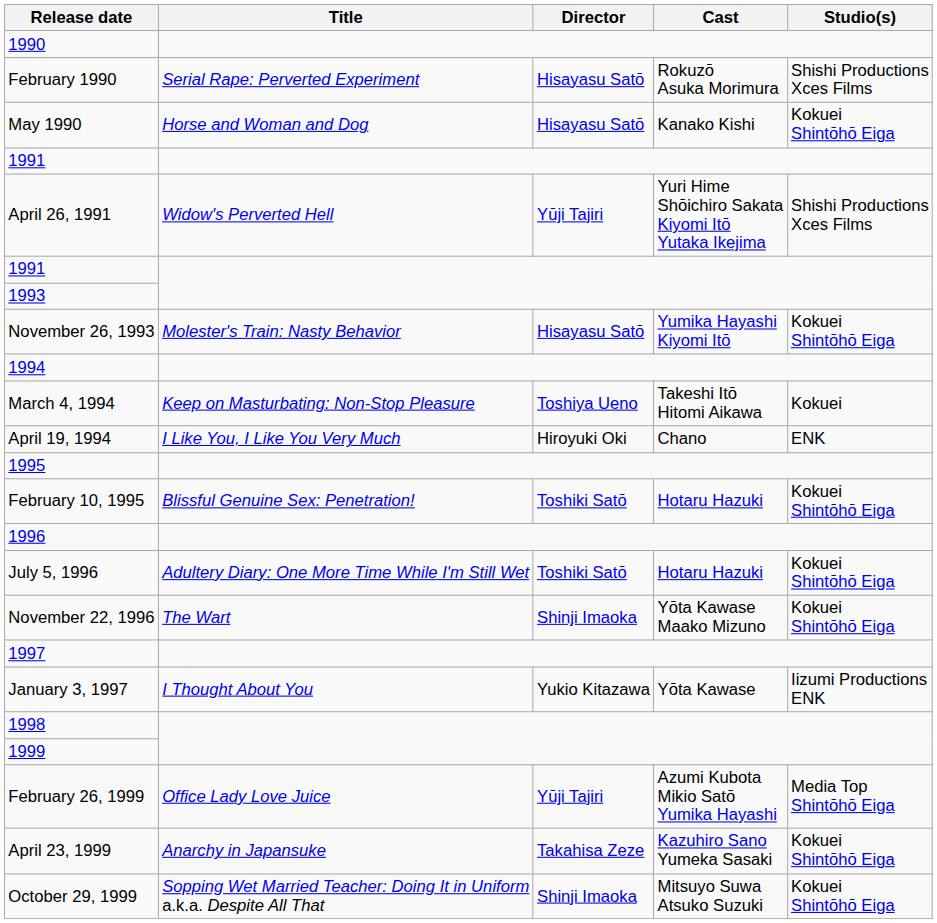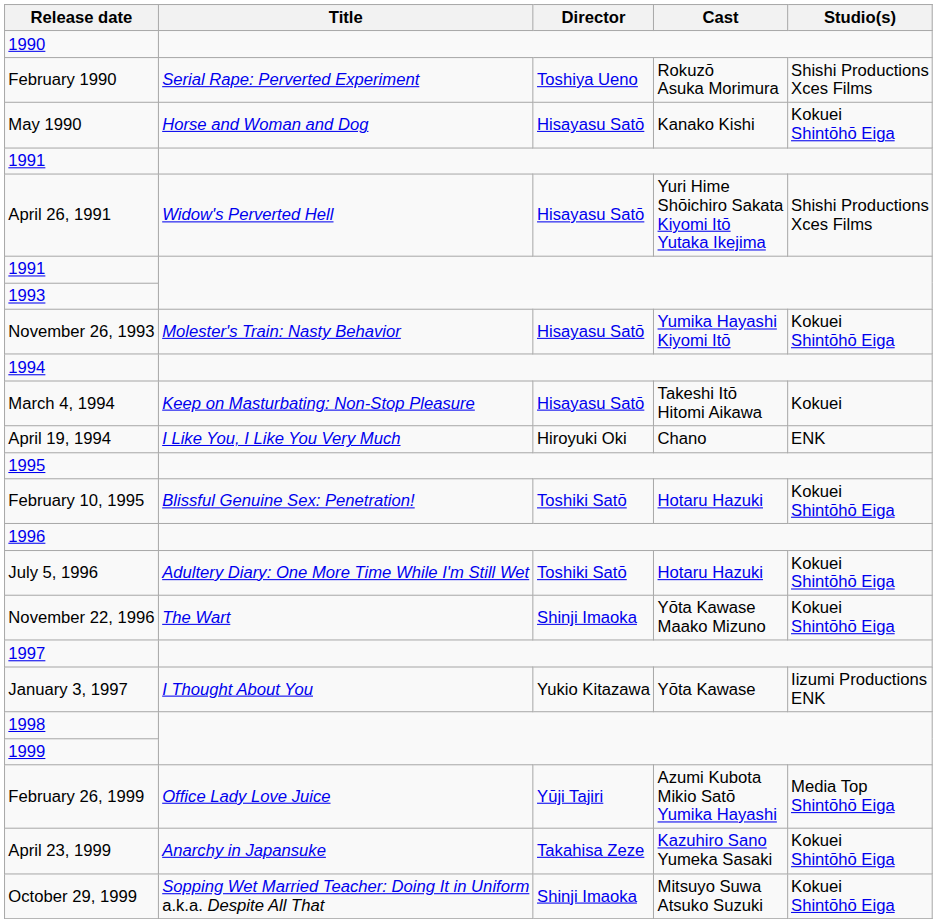(591, 79) Hisayasu Satō -> (587, 79) Toshiya Ueno
(570, 215) Yūji Tajiri -> (591, 215) Hisayasu Satō
(587, 403) Toshiya Ueno -> (591, 403) Hisayasu Satō
